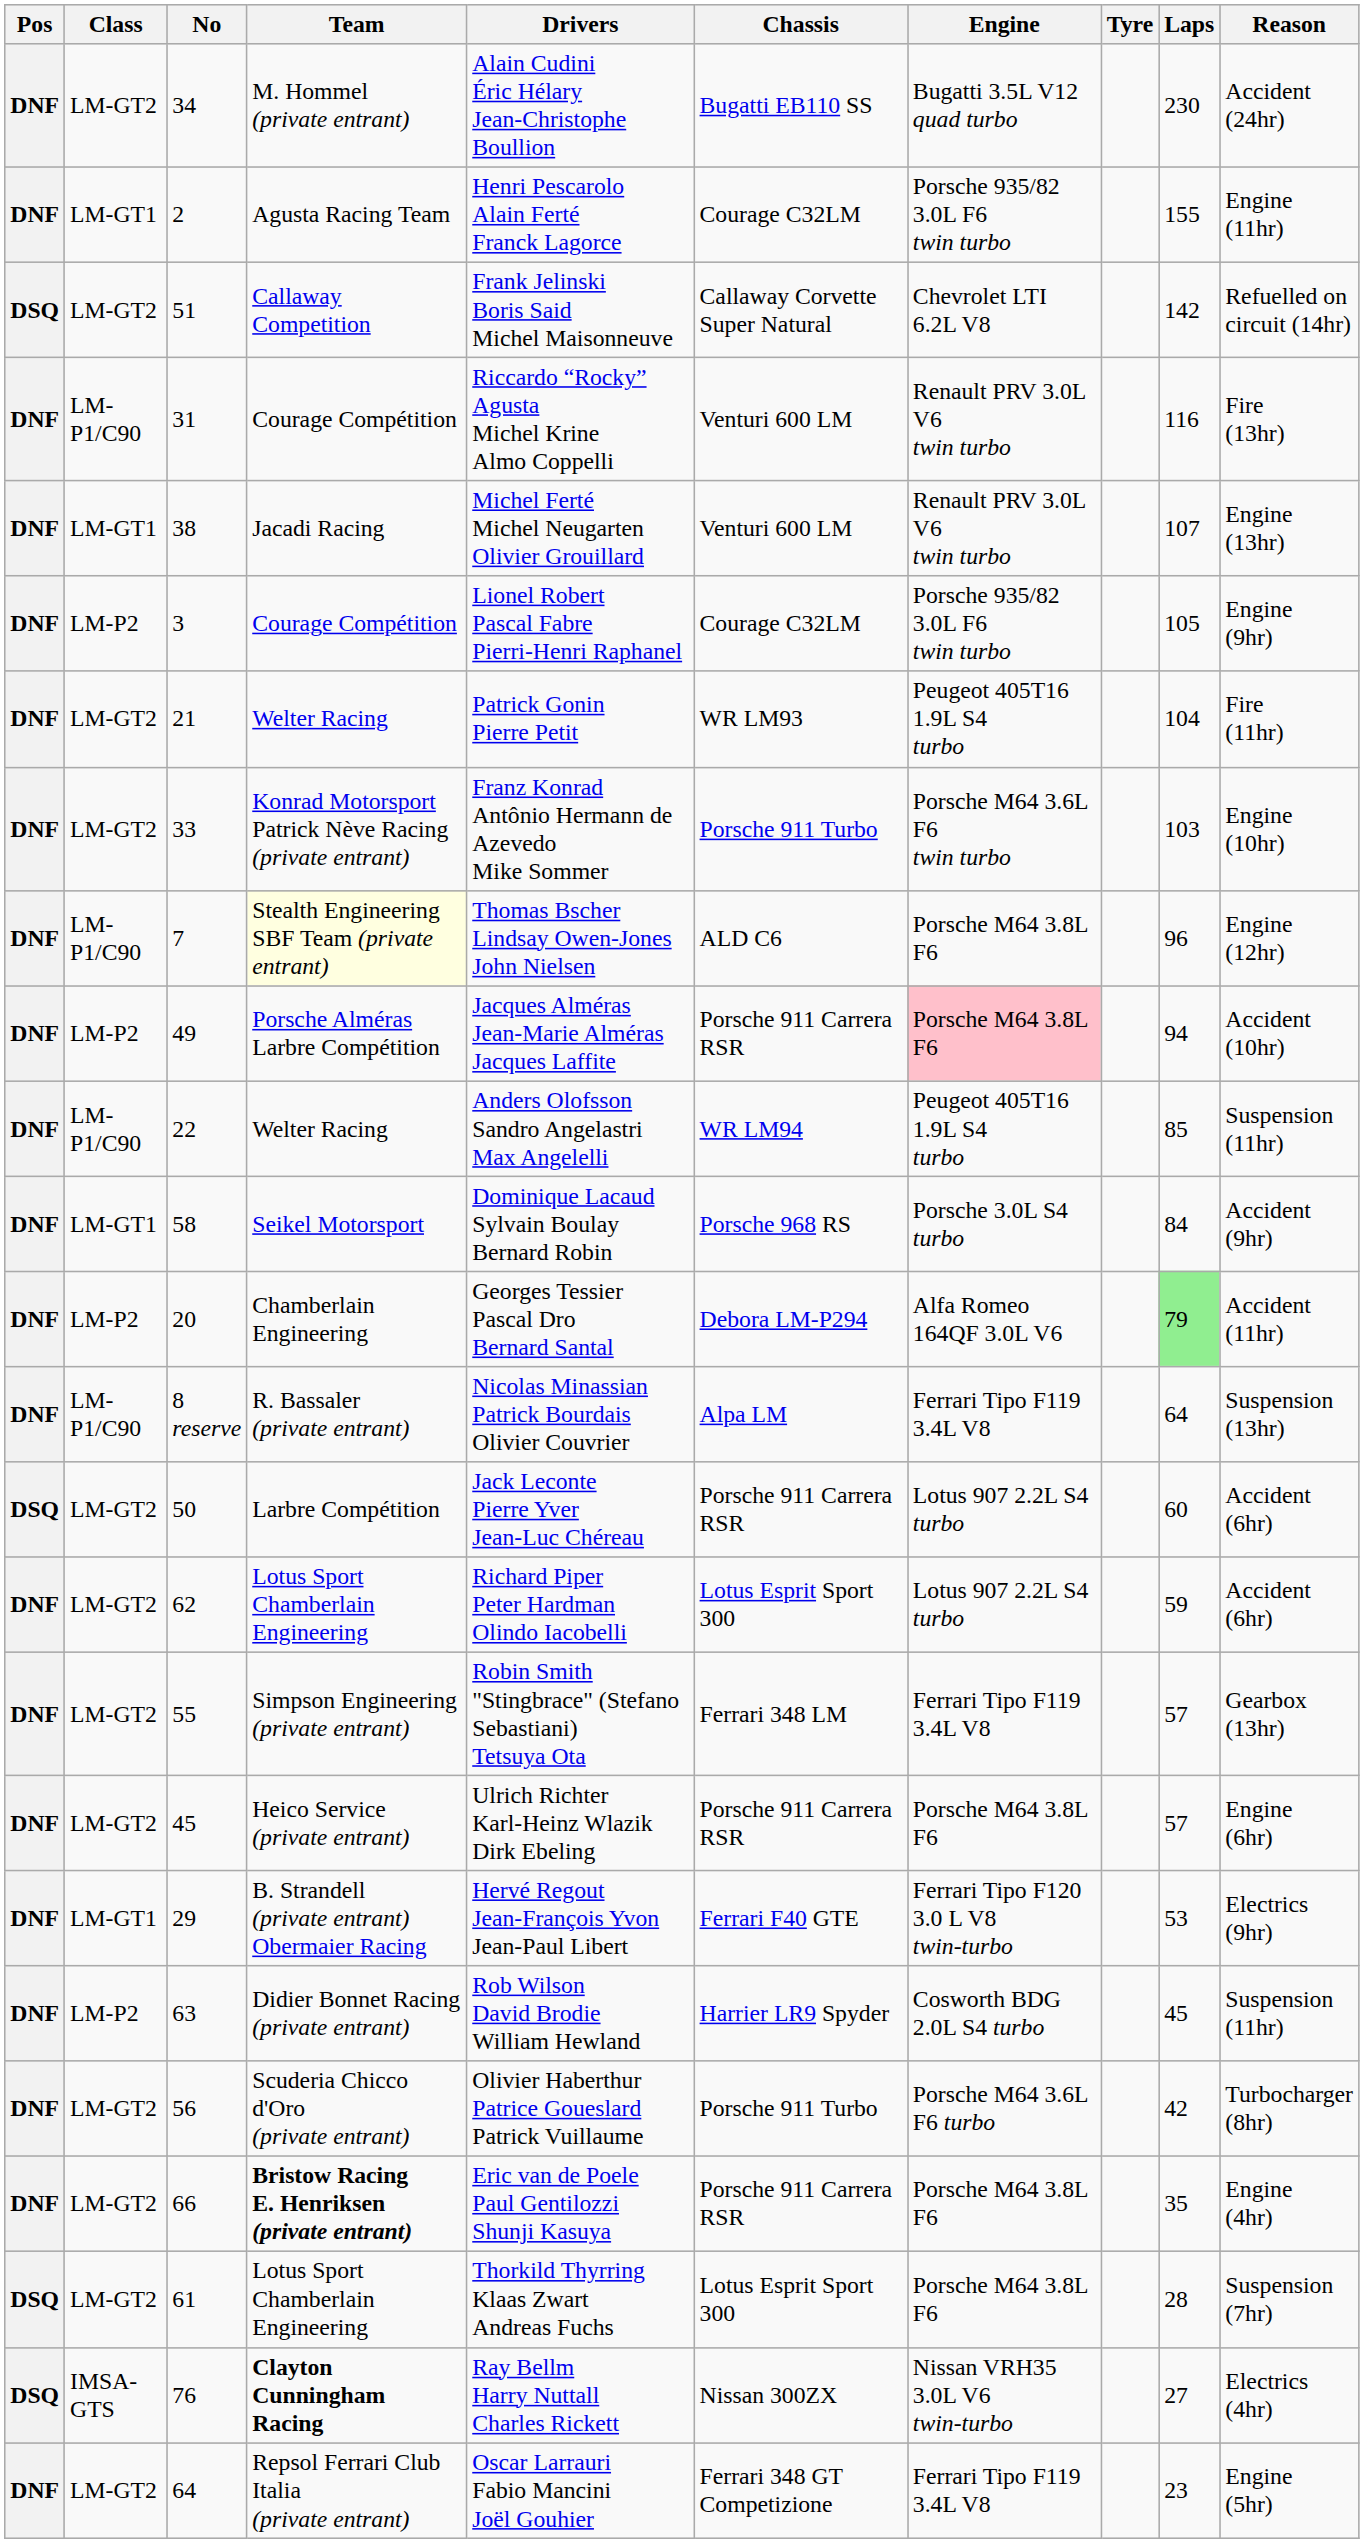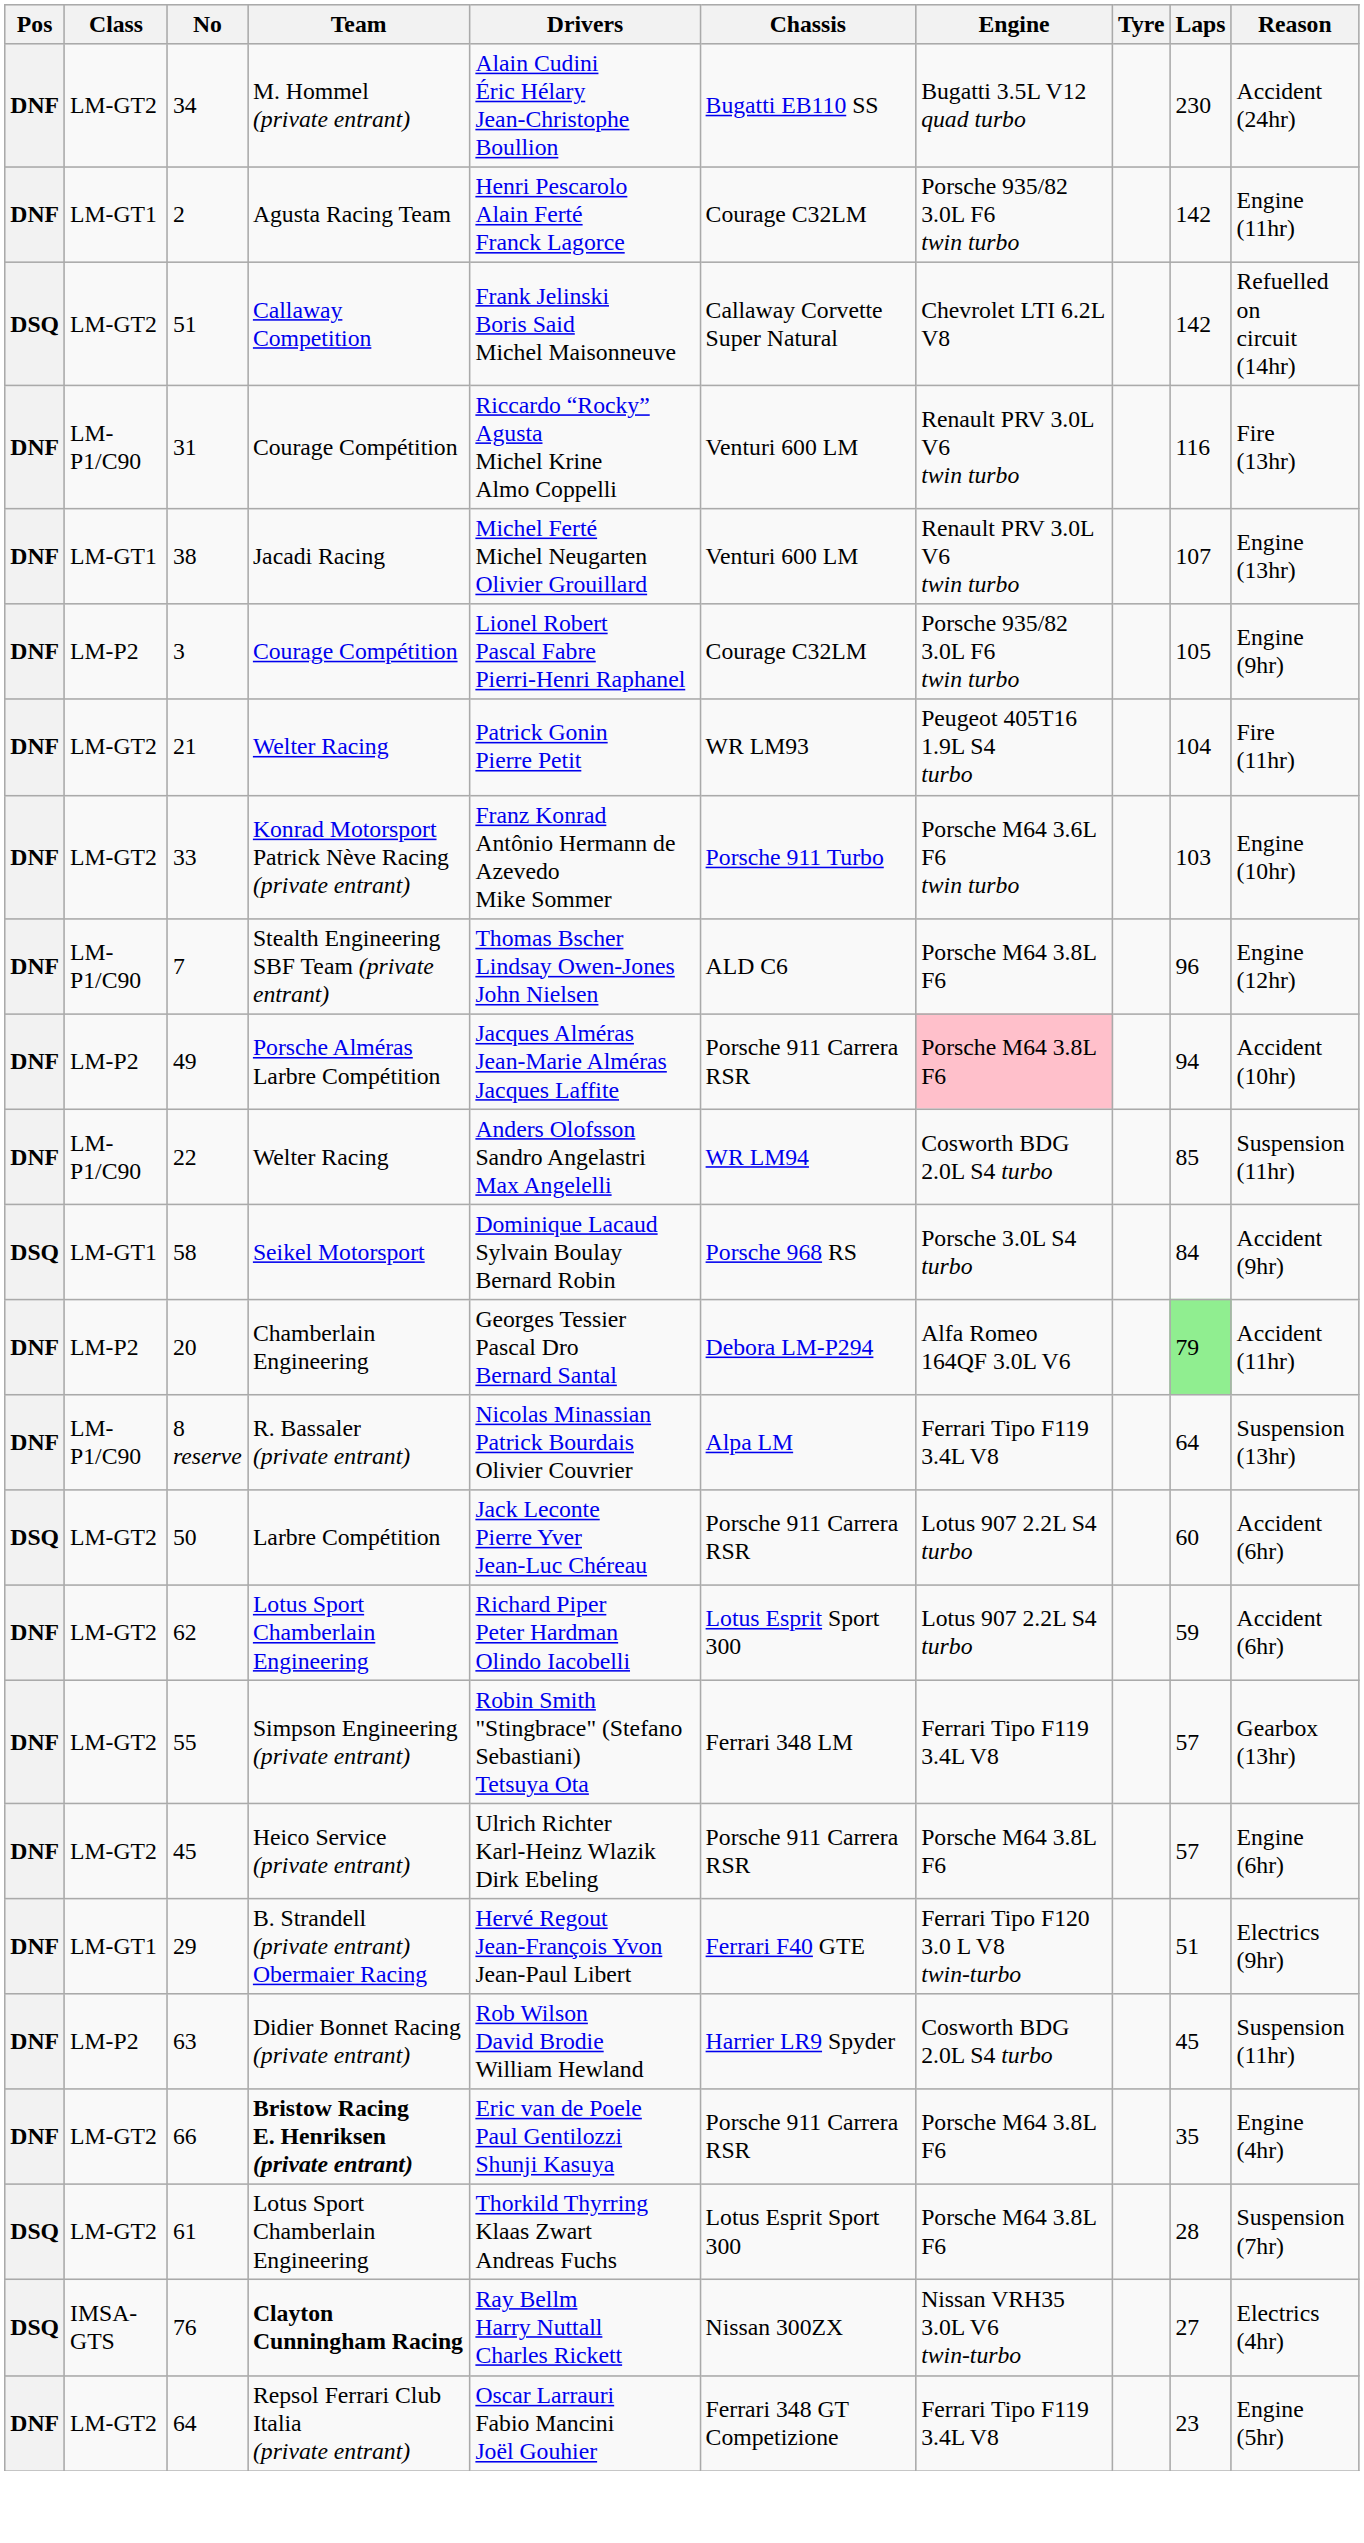(1182, 214) 155 -> (1193, 214) 142
(346, 937) lightyellow background -> (347, 965) no background
(991, 1128) Peugeot 405T16 1.9L S4 turbo -> (995, 1156) Cosworth BDG 2.0L S4 turbo
(35, 1223) DNF -> (35, 1251) DSQ
(1176, 1918) 53 -> (1187, 1946) 51
- row: (184, 2108)
